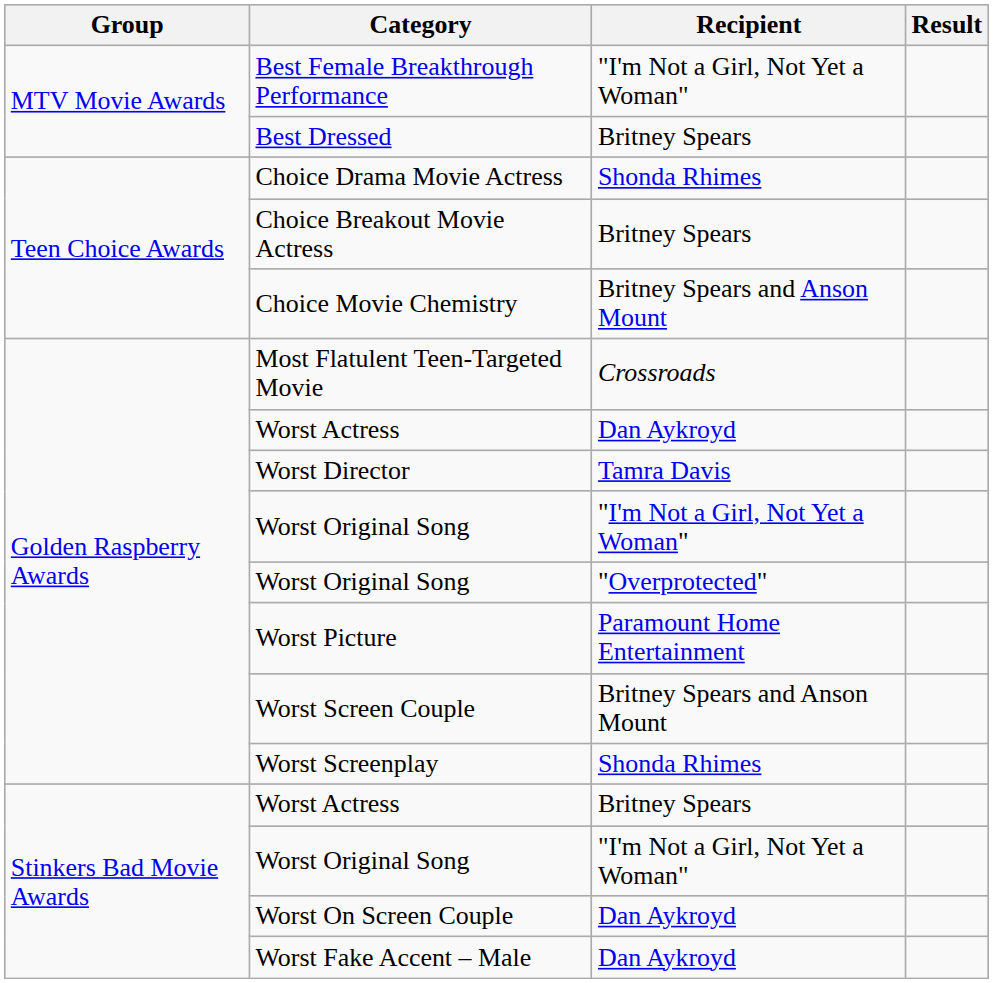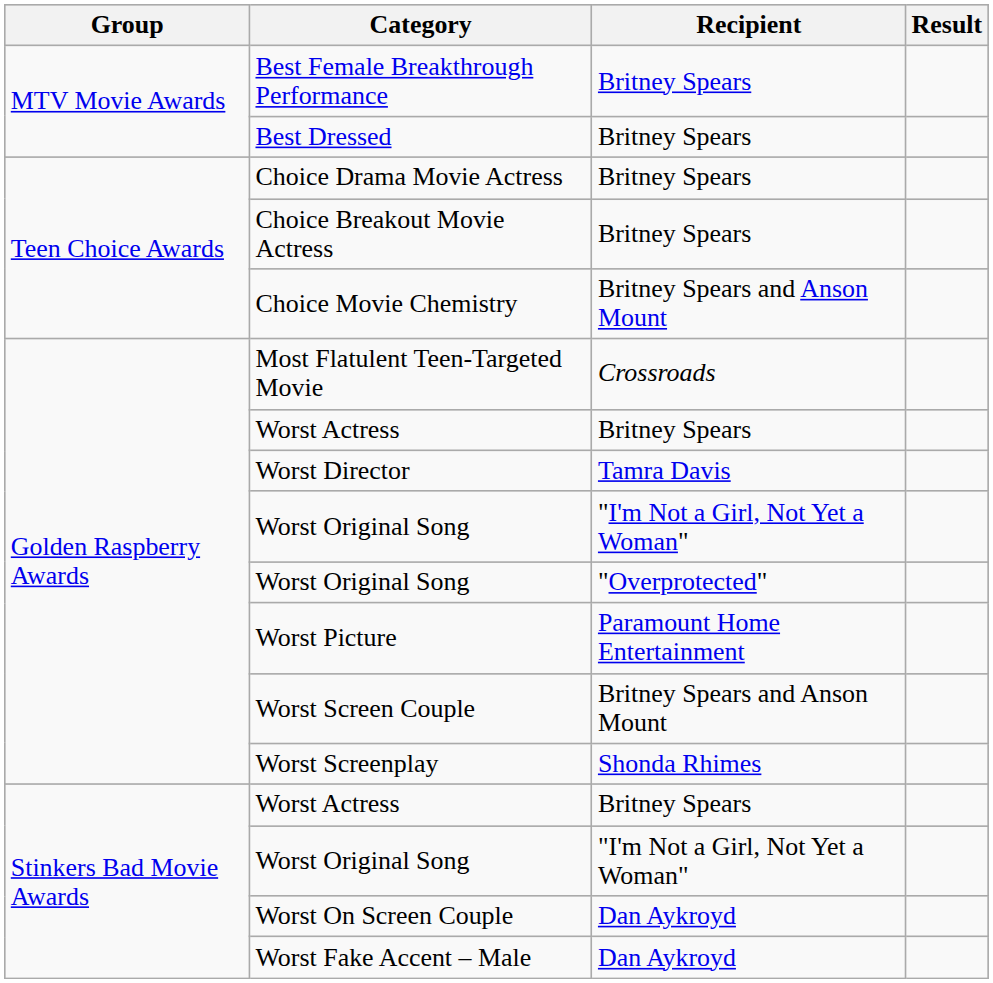(731, 80) "I'm Not a Girl, Not Yet a Woman" -> (675, 80) Britney Spears
(680, 177) Shonda Rhimes -> (675, 177) Britney Spears
(667, 429) Dan Aykroyd -> (675, 429) Britney Spears
